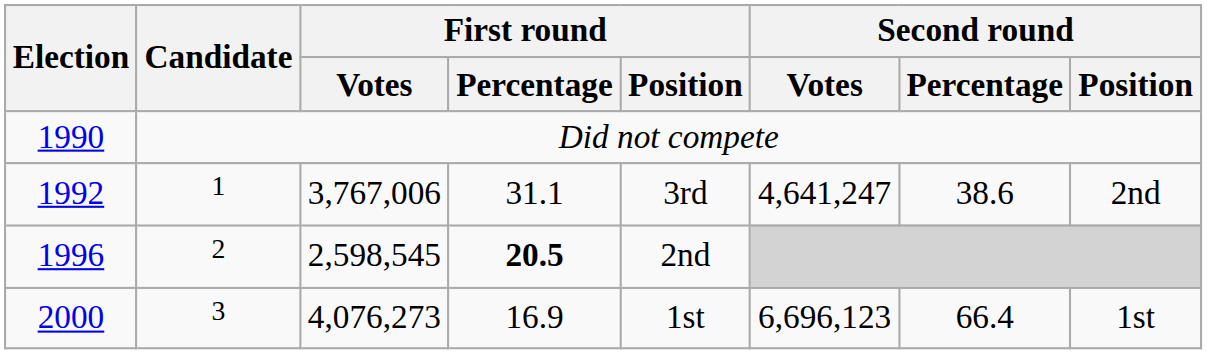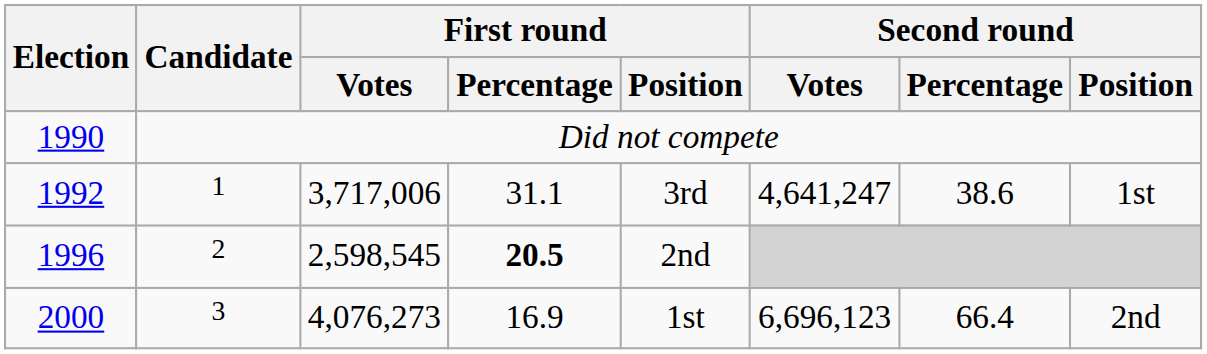(374, 193) 3,767,006 -> (374, 193) 3,717,006
(1136, 193) 2nd -> (1136, 193) 1st
(1136, 317) 1st -> (1136, 317) 2nd
